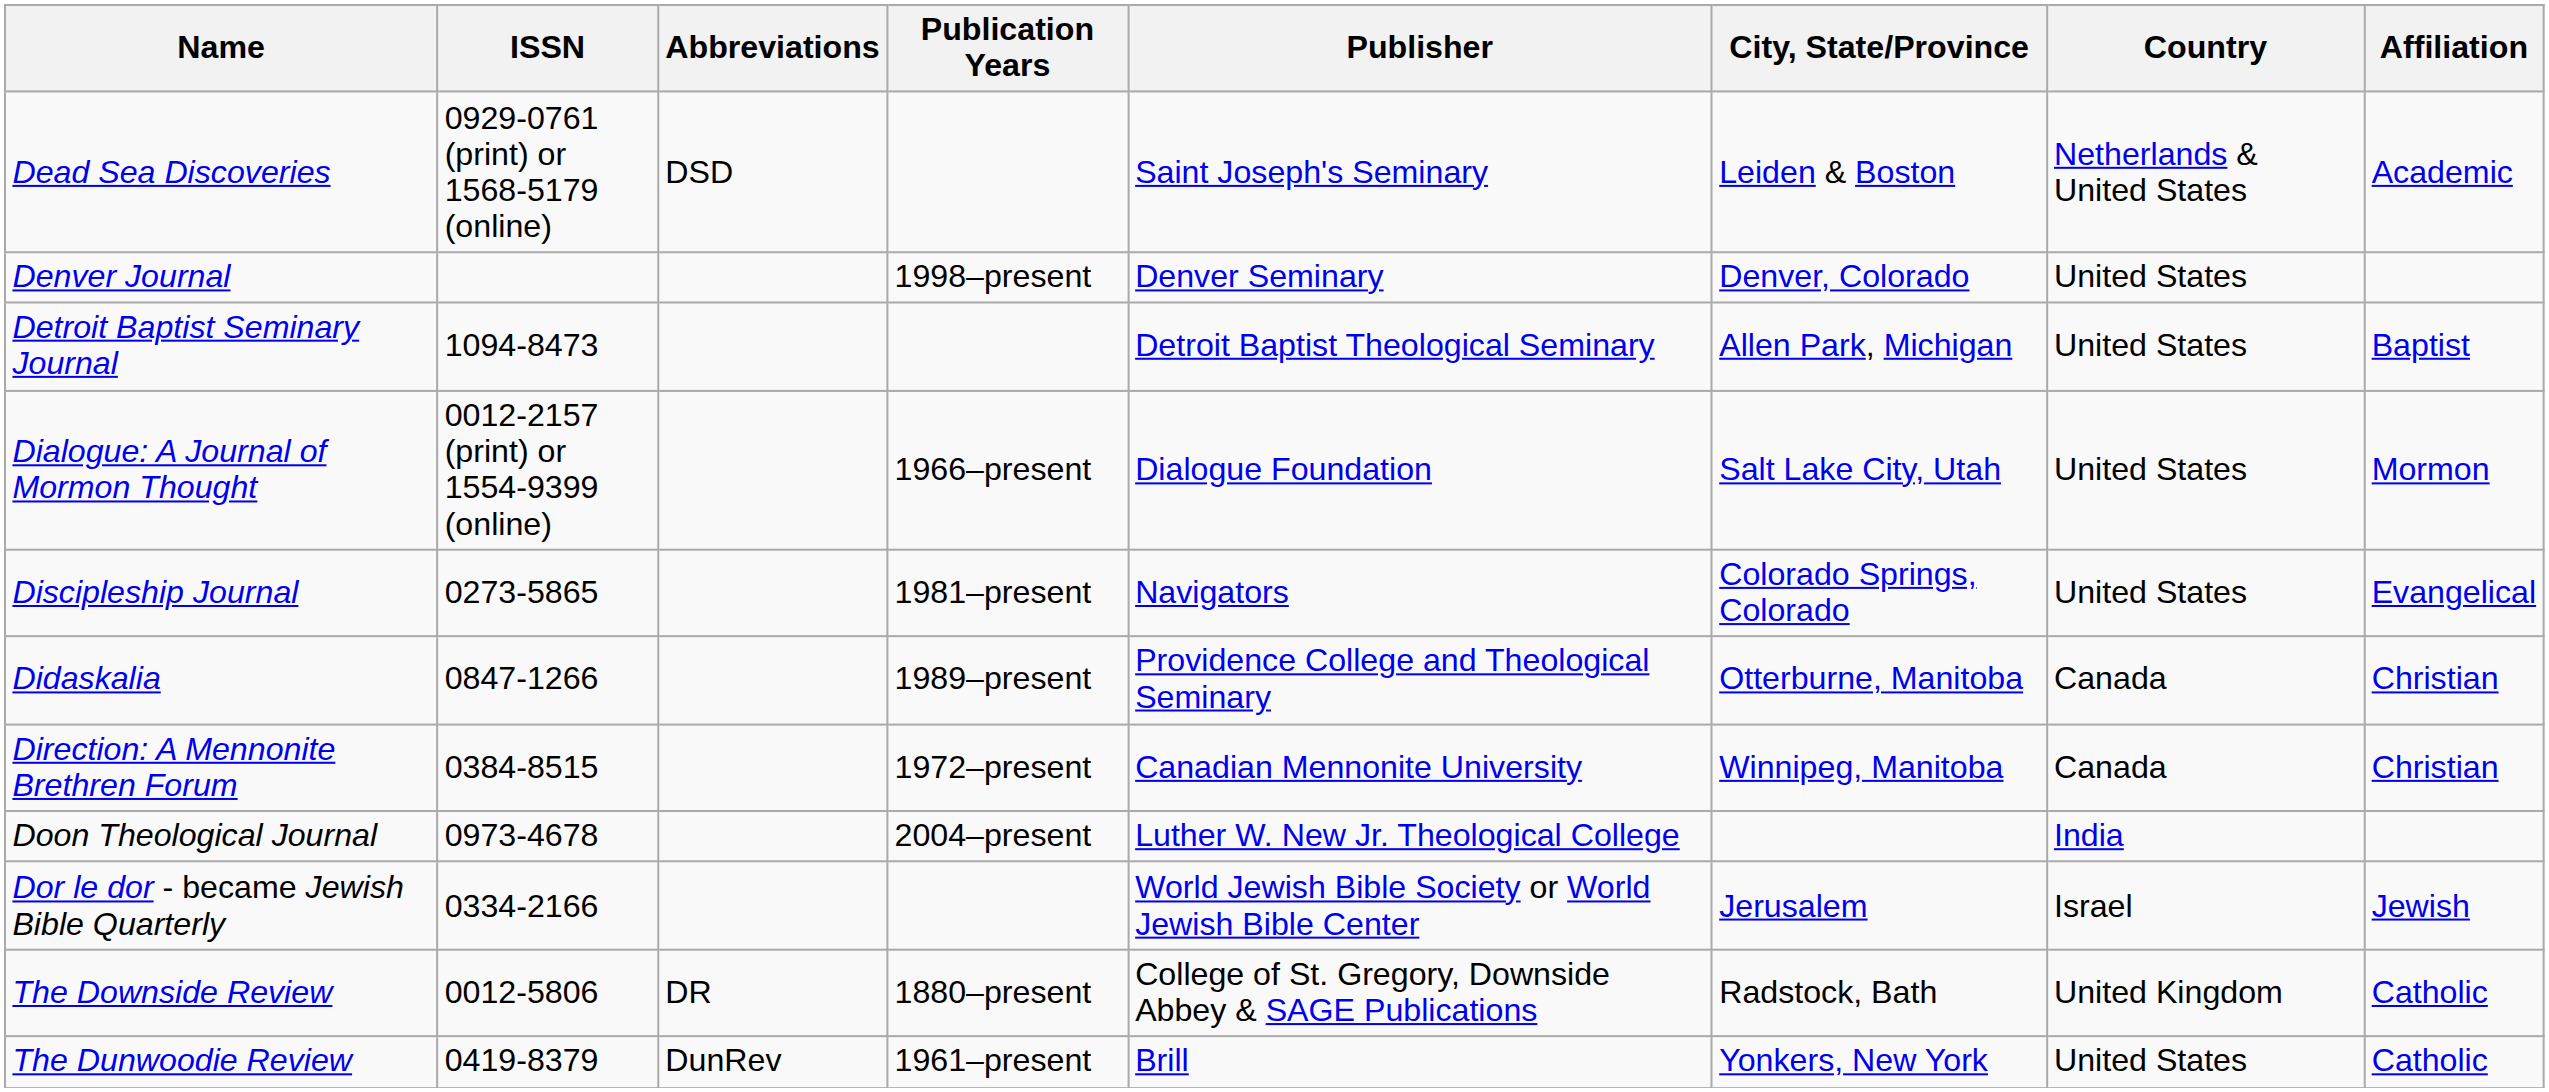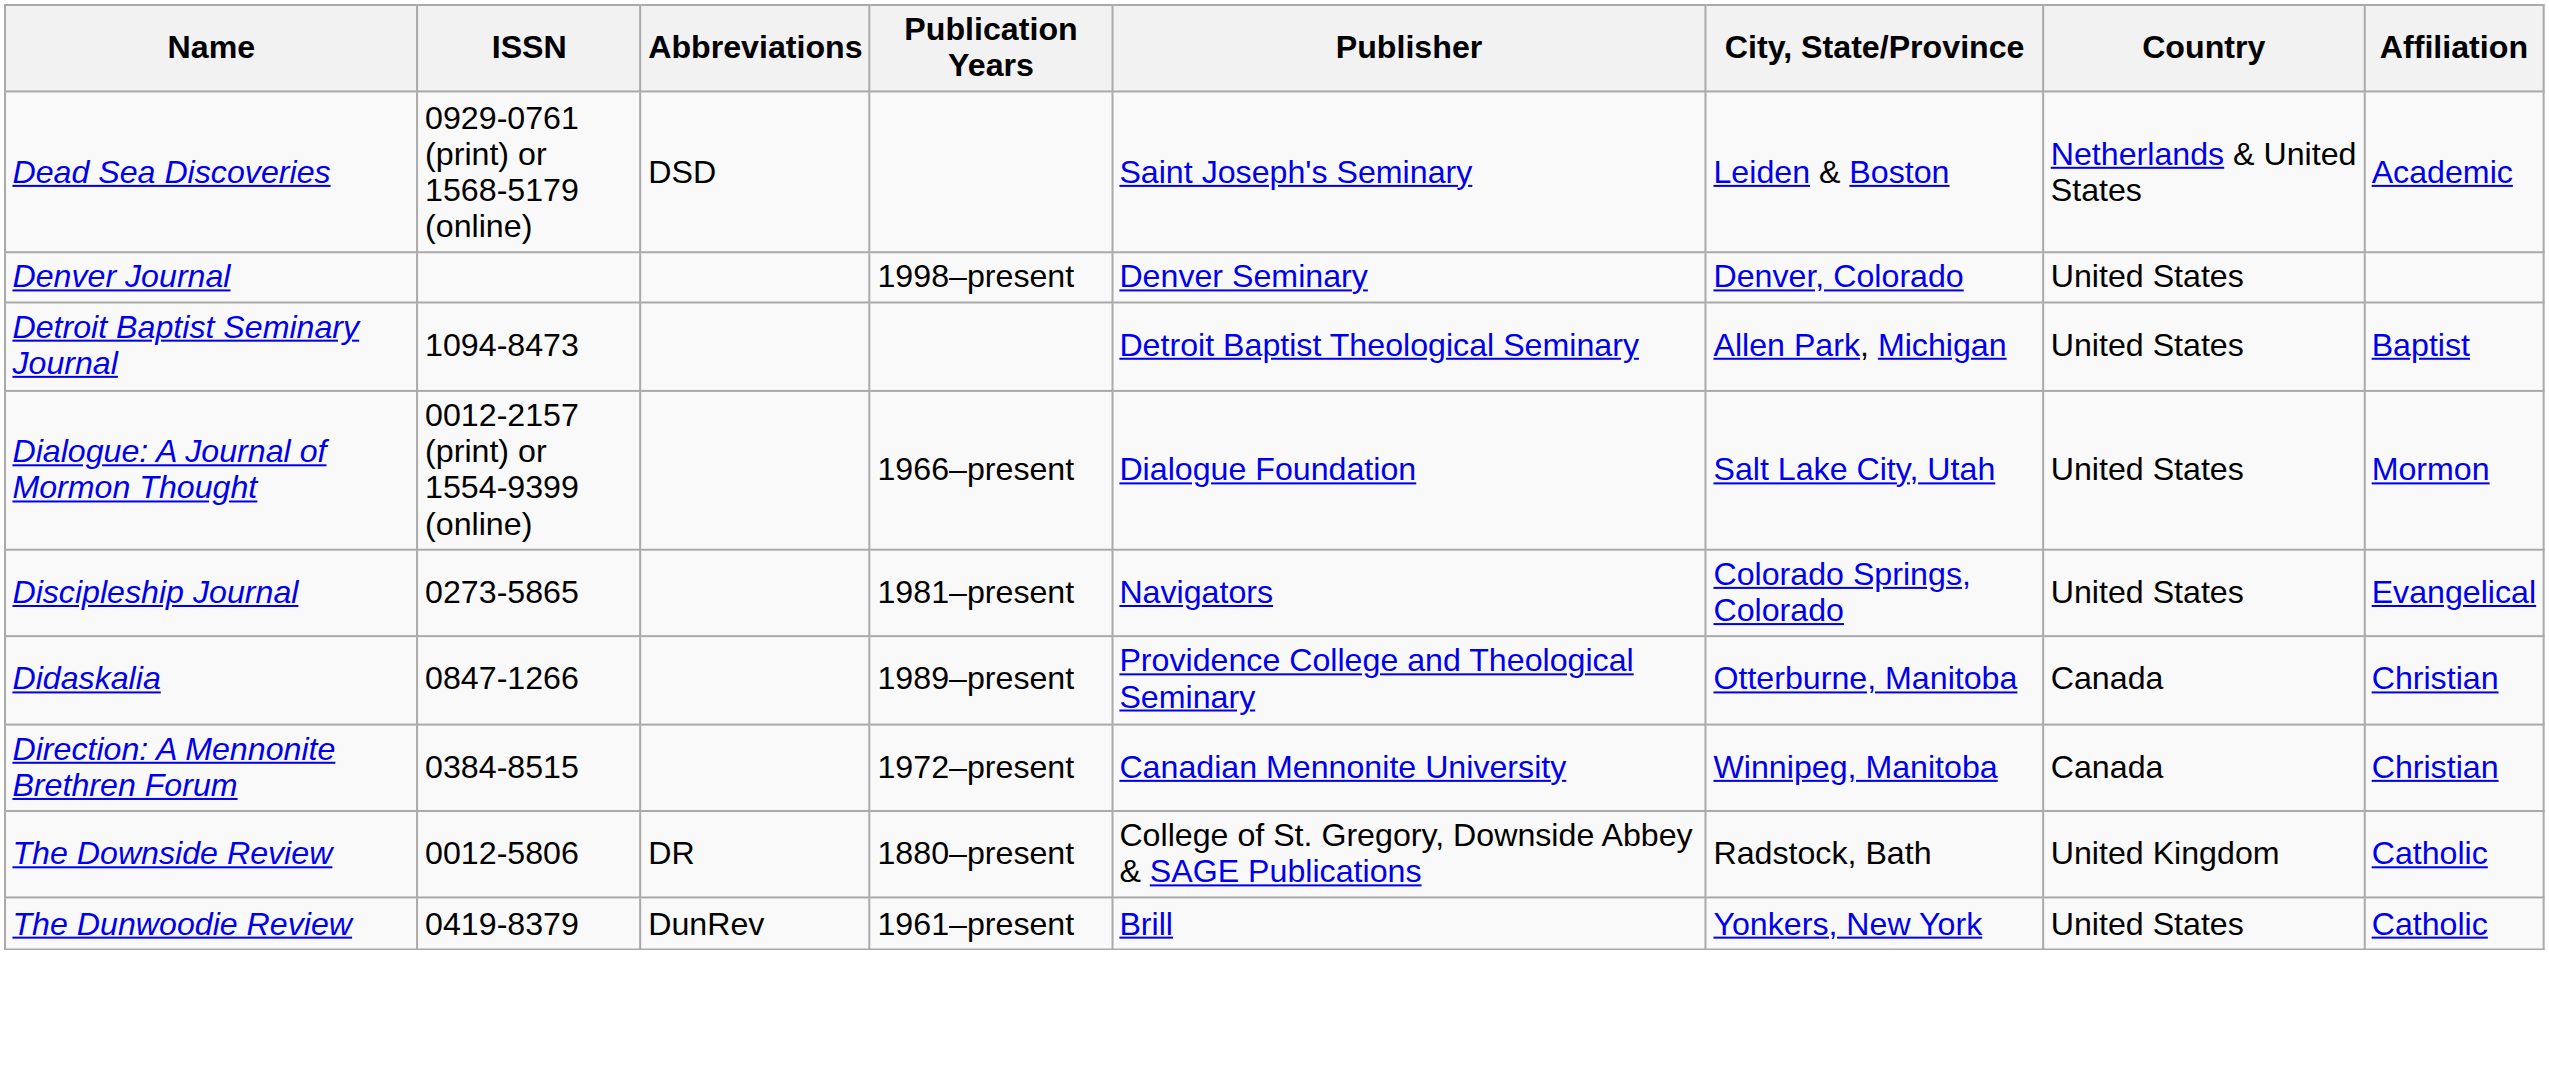- row: (195, 836)
- row: (208, 905)
